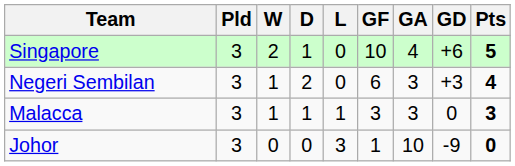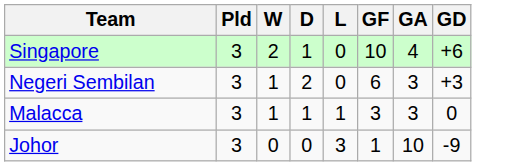- column: (491, 20)
